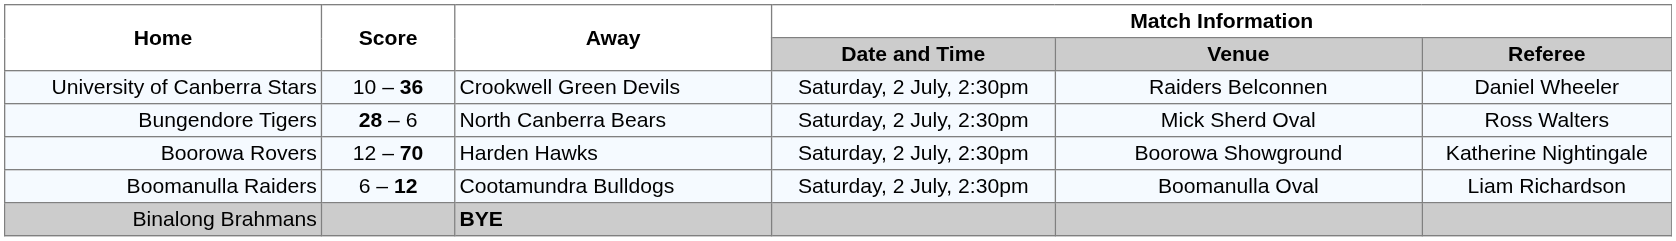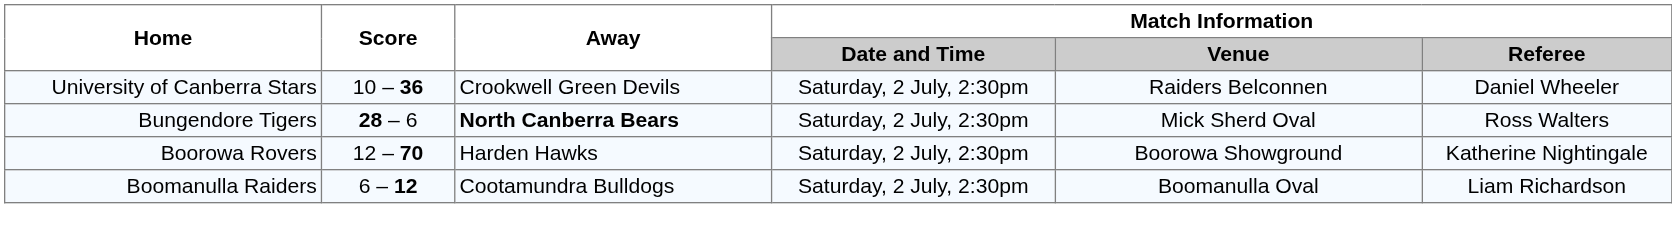(563, 120) normal -> (569, 120) bold
- row: (225, 219)
